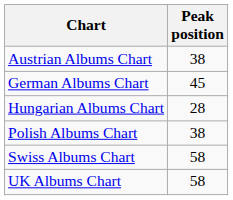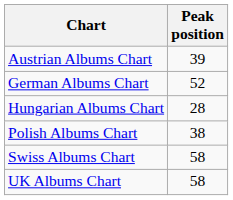(198, 58) 38 -> (198, 58) 39
(198, 83) 45 -> (198, 83) 52
